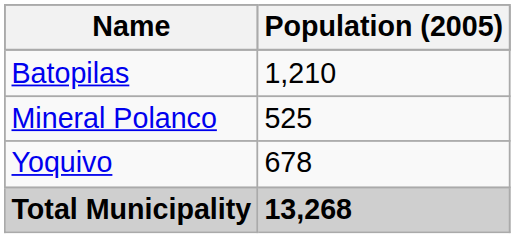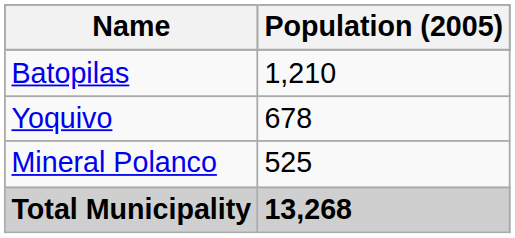rows swapped: (62, 163) <-> (114, 118)
